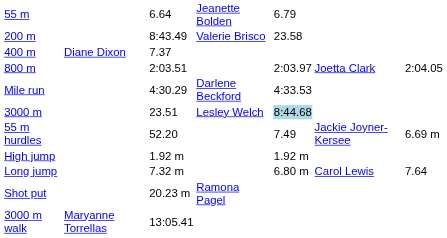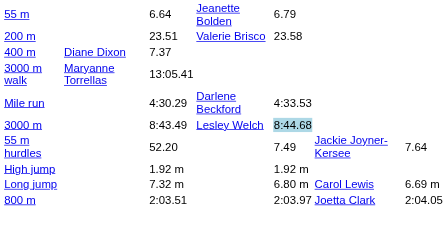(168, 37) 8:43.49 -> (163, 37) 23.51
rows swapped: (20, 68) <-> (23, 222)
(163, 112) 23.51 -> (168, 125) 8:43.49
(422, 134) 6.69 m -> (416, 147) 7.64
(416, 171) 7.64 -> (422, 184) 6.69 m
- row: (25, 193)
